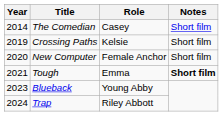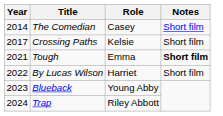(17, 42) 2019 -> (17, 42) 2017
- row: (64, 57)
+ row: (68, 73)
